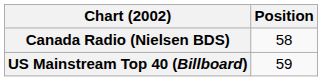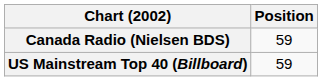(284, 40) 58 -> (284, 40) 59
